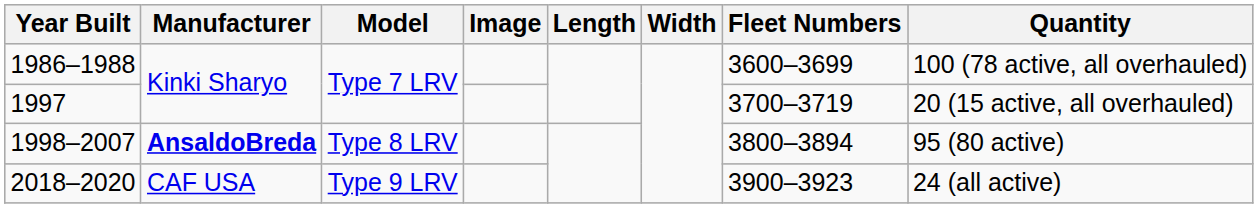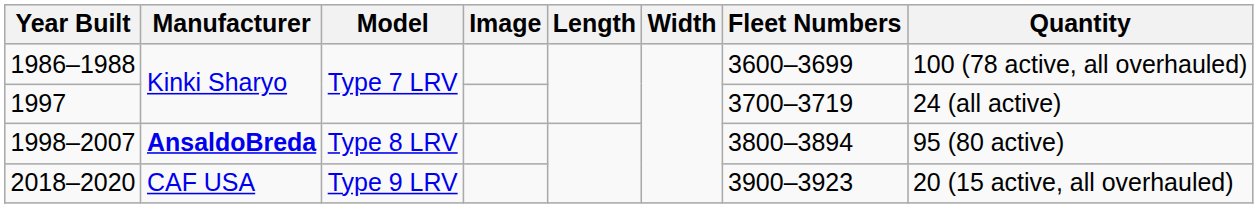(1073, 103) 20 (15 active, all overhauled) -> (987, 103) 24 (all active)
(987, 182) 24 (all active) -> (1073, 182) 20 (15 active, all overhauled)
